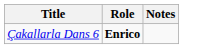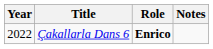+ column: (20, 14)
